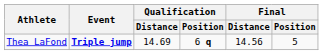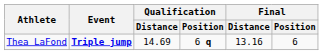(249, 41) 14.56 -> (249, 41) 13.16
(295, 41) 5 -> (295, 41) 6
